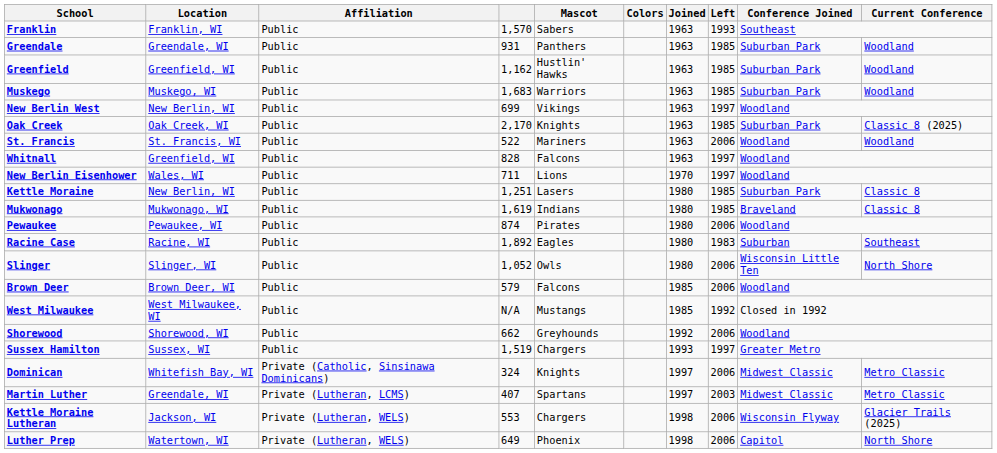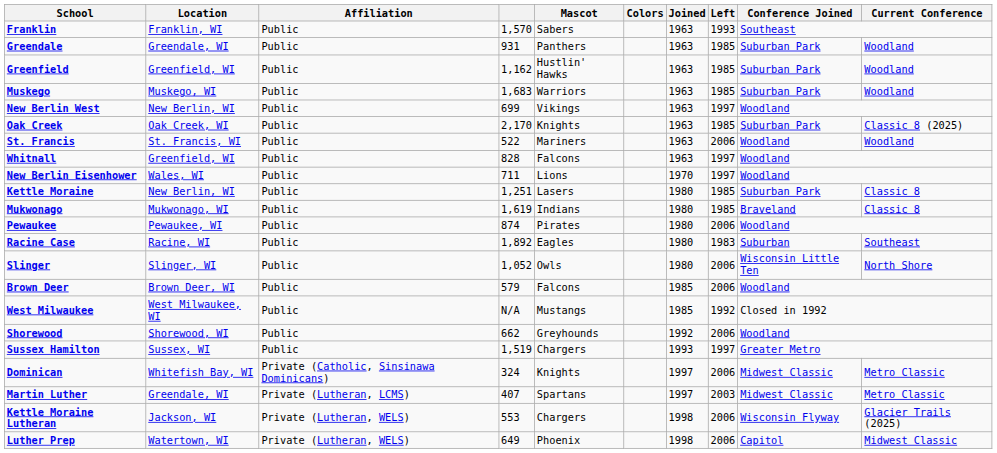(898, 440) North Shore -> (911, 440) Midwest Classic
